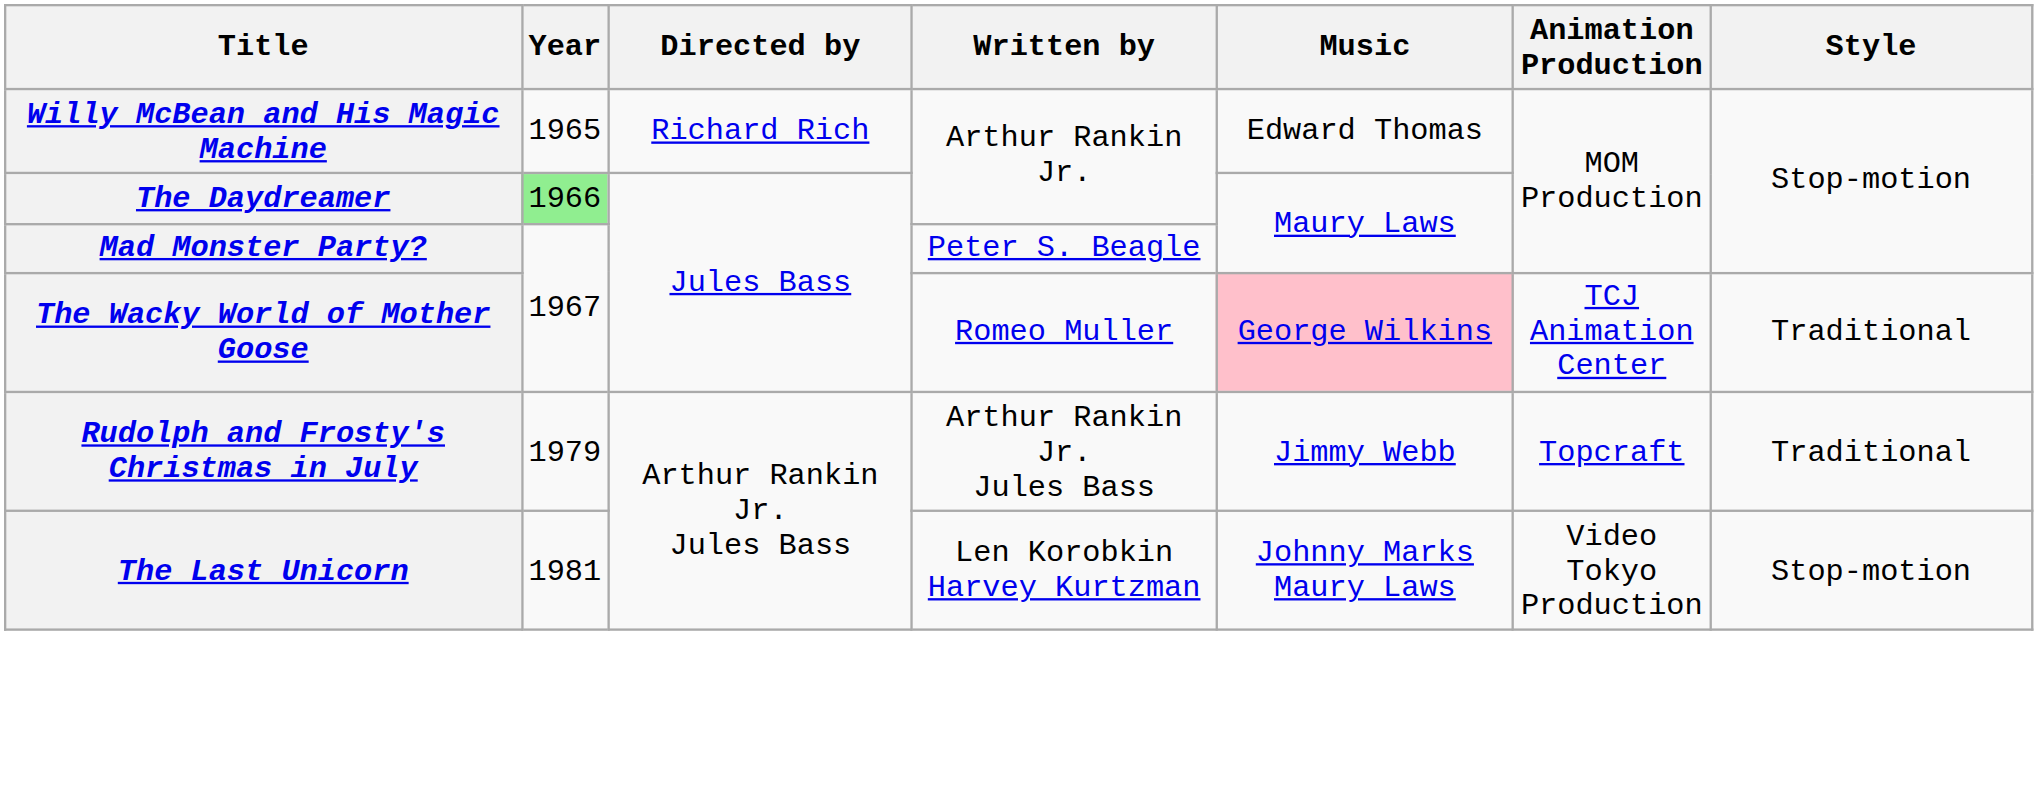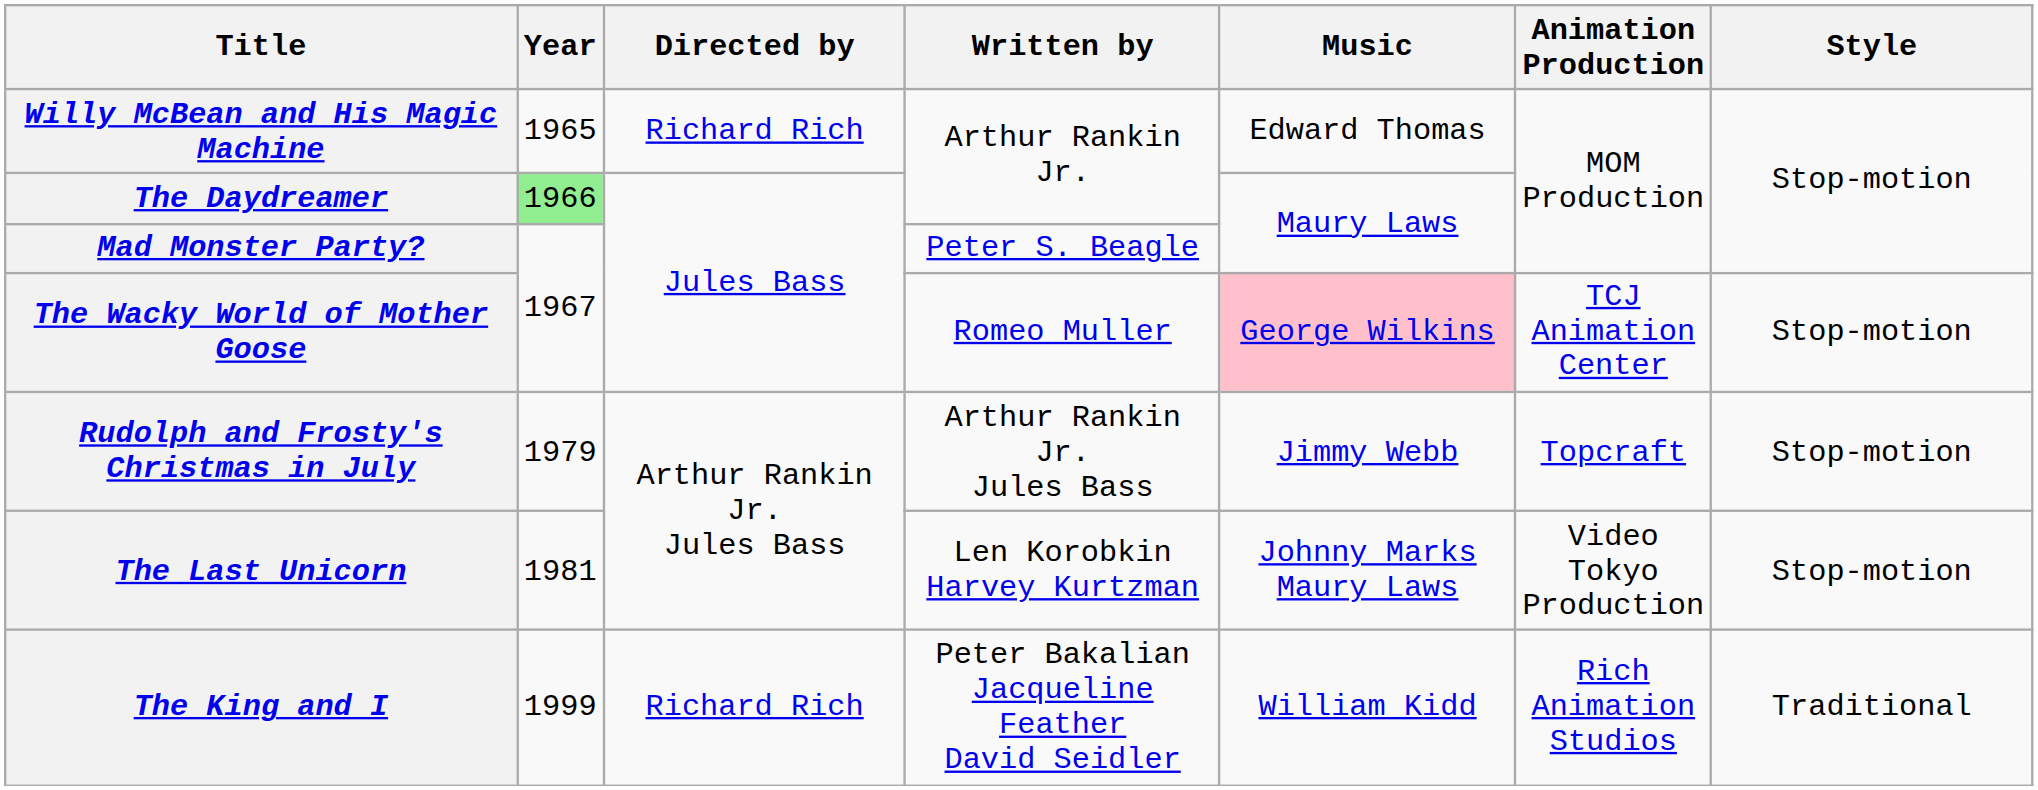(1871, 332) Traditional -> (1872, 332) Stop-motion
(1871, 451) Traditional -> (1872, 451) Stop-motion
+ row: (261, 707)
